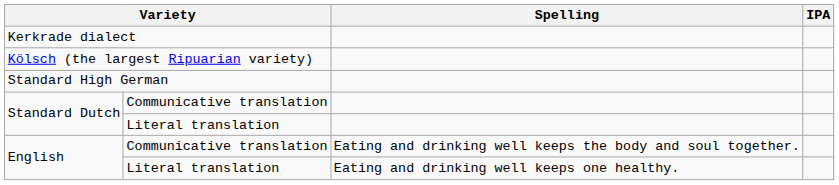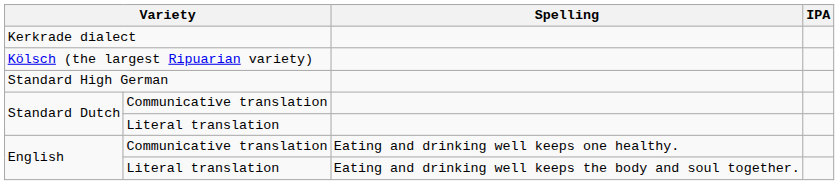(567, 146) Eating and drinking well keeps the body and soul together. -> (507, 146) Eating and drinking well keeps one healthy.
(507, 168) Eating and drinking well keeps one healthy. -> (567, 168) Eating and drinking well keeps the body and soul together.
